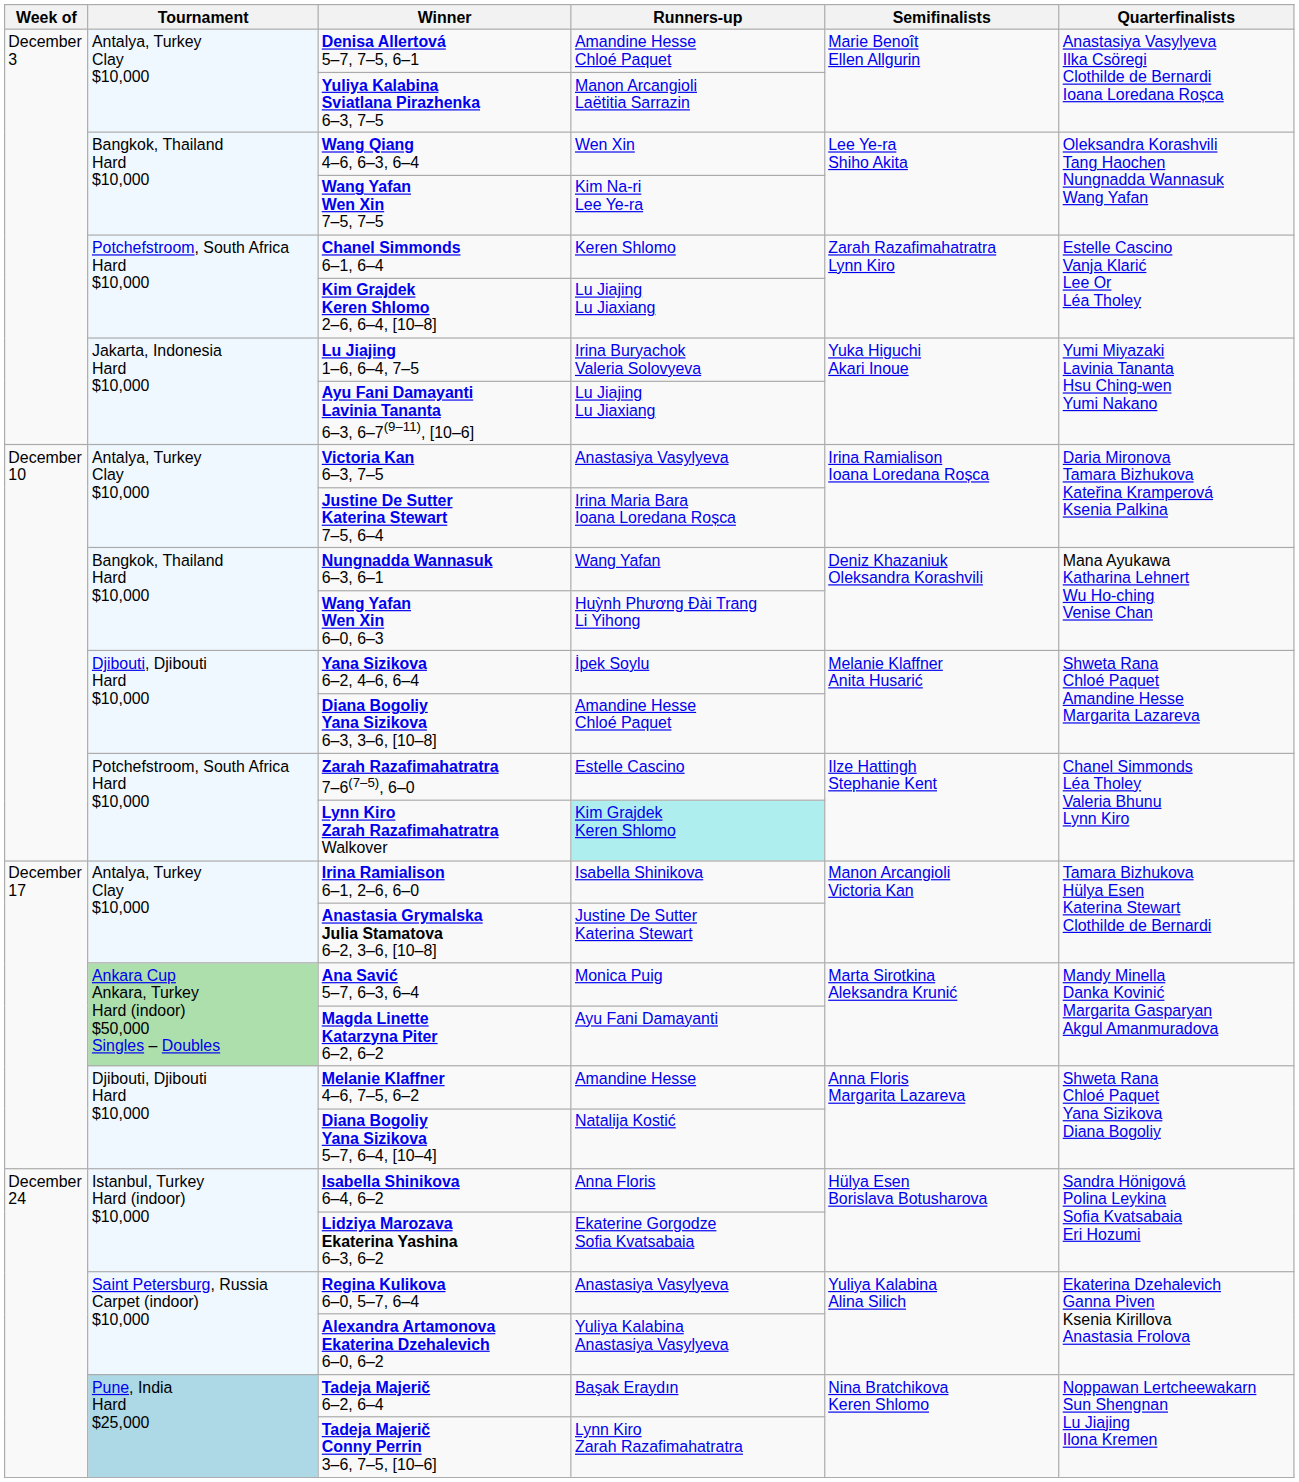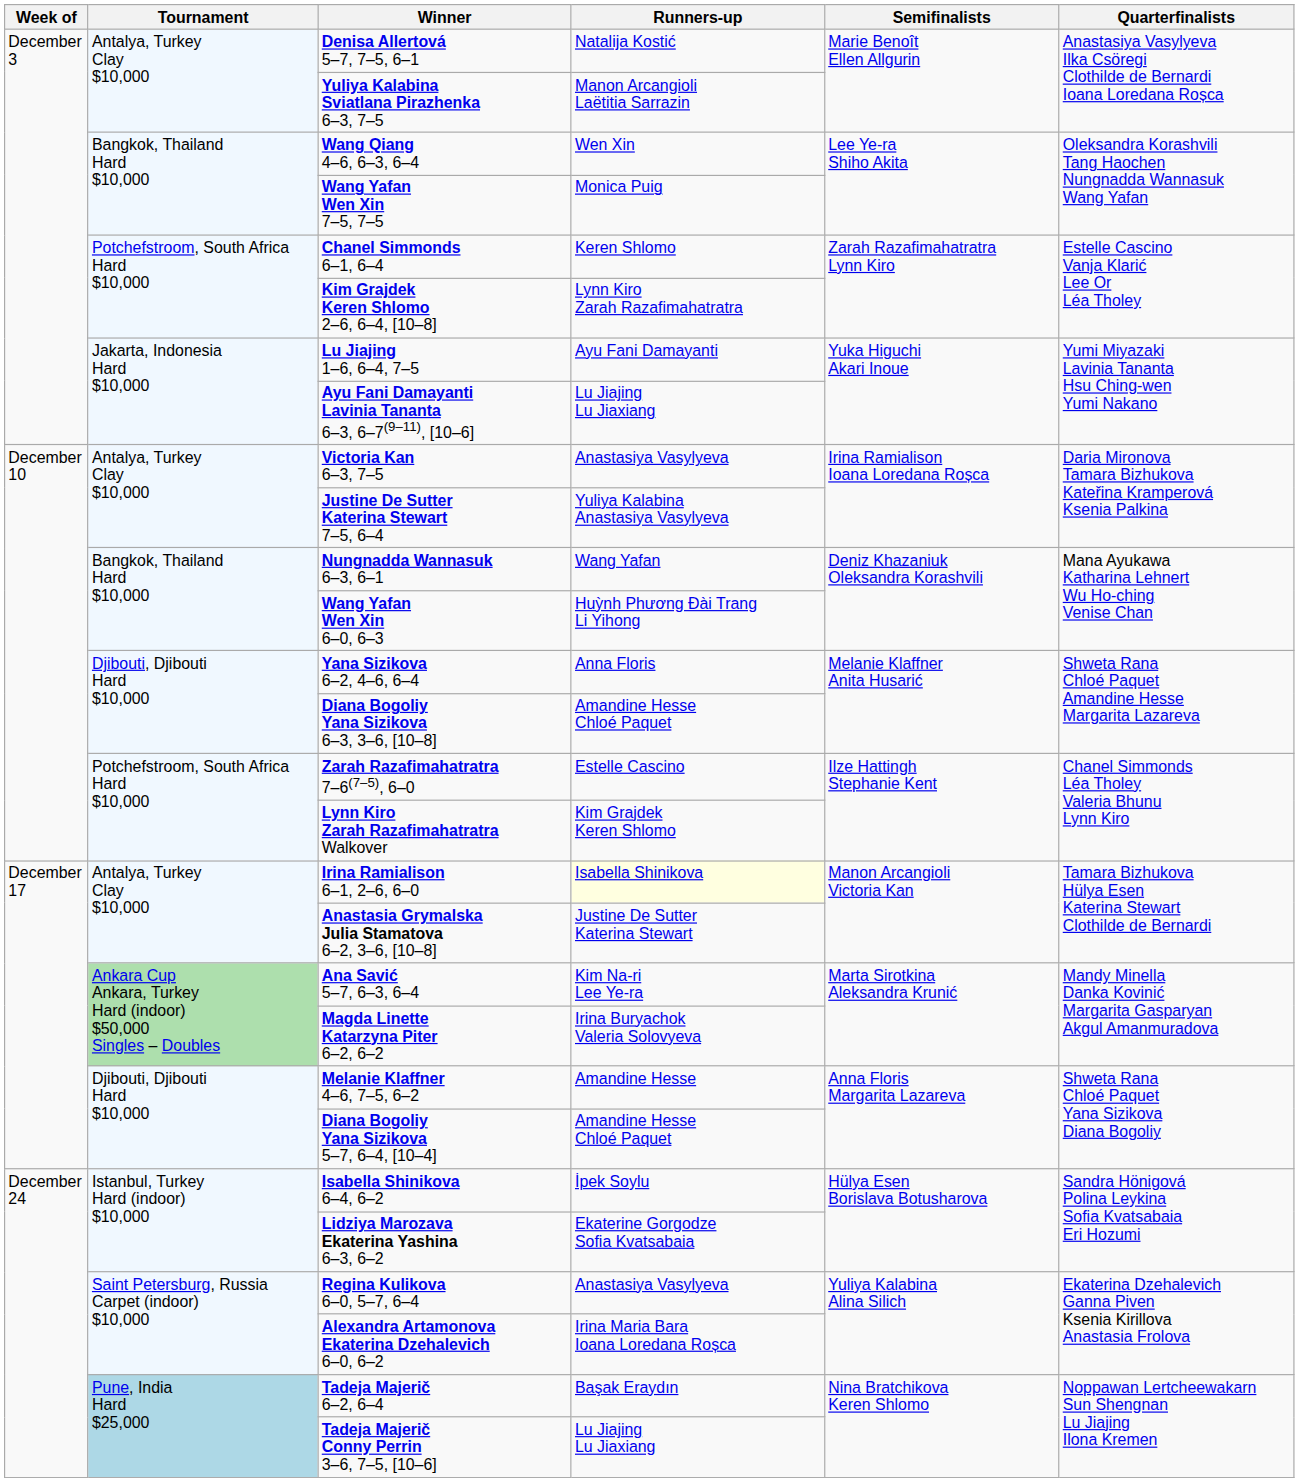(636, 51) Amandine Hesse Chloé Paquet -> (625, 42) Natalija Kostić
(609, 196) Kim Na-ri Lee Ye-ra -> (619, 187) Monica Puig
(615, 299) Lu Jiajing Lu Jiaxiang -> (659, 299) Lynn Kiro Zarah Razafimahatratra
(638, 359) Irina Buryachok Valeria Solovyeva -> (646, 350) Ayu Fani Damayanti
(655, 509) Irina Maria Bara Ioana Loredana Roșca -> (652, 509) Yuliya Kalabina Anastasiya Vasylyeva
(612, 663) İpek Soylu -> (615, 663) Anna Floris
(625, 821) paleturquoise background -> (625, 821) no background
(639, 873) no background -> (639, 873) lightyellow background
(619, 975) Monica Puig -> (609, 984) Kim Na-ri Lee Ye-ra
(646, 1018) Ayu Fani Damayanti -> (638, 1027) Irina Buryachok Valeria Solovyeva
(625, 1121) Natalija Kostić -> (636, 1130) Amandine Hesse Chloé Paquet
(615, 1181) Anna Floris -> (612, 1181) İpek Soylu
(652, 1335) Yuliya Kalabina Anastasiya Vasylyeva -> (655, 1335) Irina Maria Bara Ioana Loredana Roșca
(659, 1438) Lynn Kiro Zarah Razafimahatratra -> (615, 1438) Lu Jiajing Lu Jiaxiang
